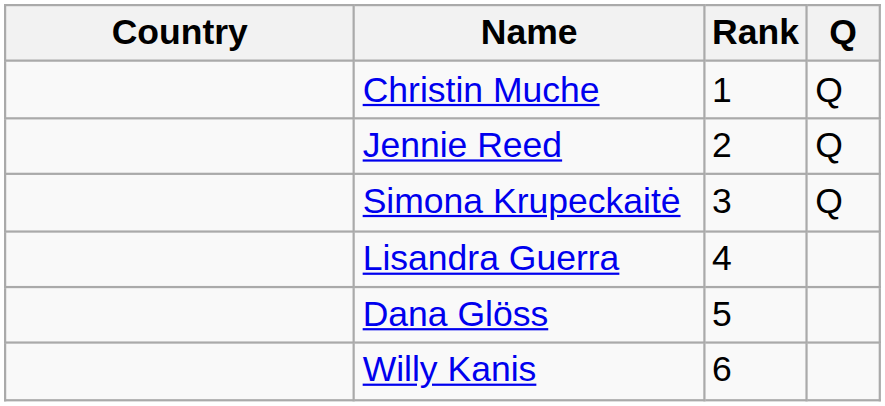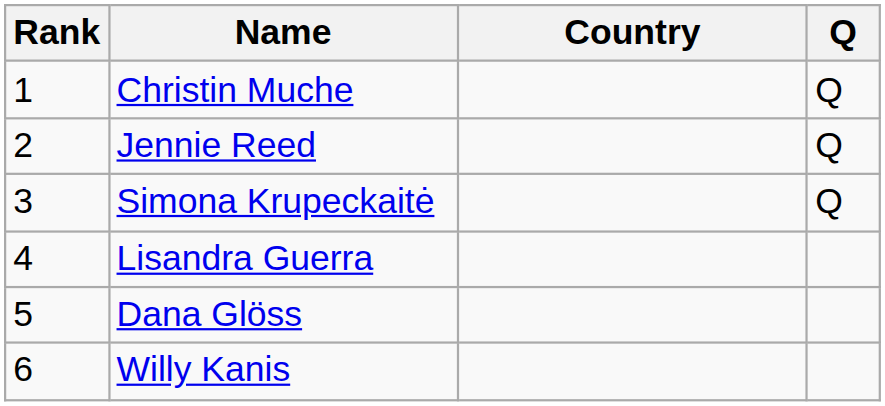columns swapped: (755, 32) <-> (180, 32)
